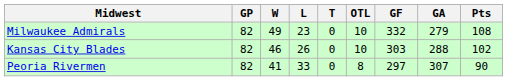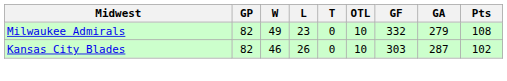(439, 49) 288 -> (439, 49) 287
- row: (56, 67)
